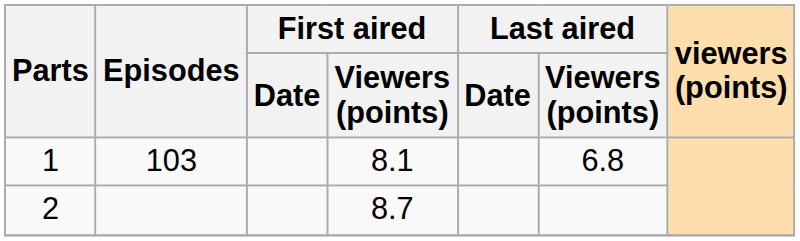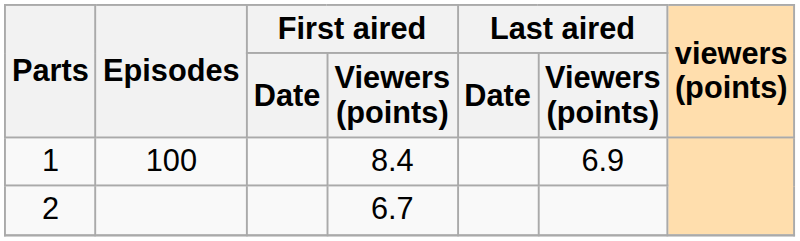(171, 160) 103 -> (171, 160) 100
(392, 160) 8.1 -> (392, 160) 8.4
(603, 160) 6.8 -> (603, 160) 6.9
(392, 209) 8.7 -> (392, 209) 6.7
